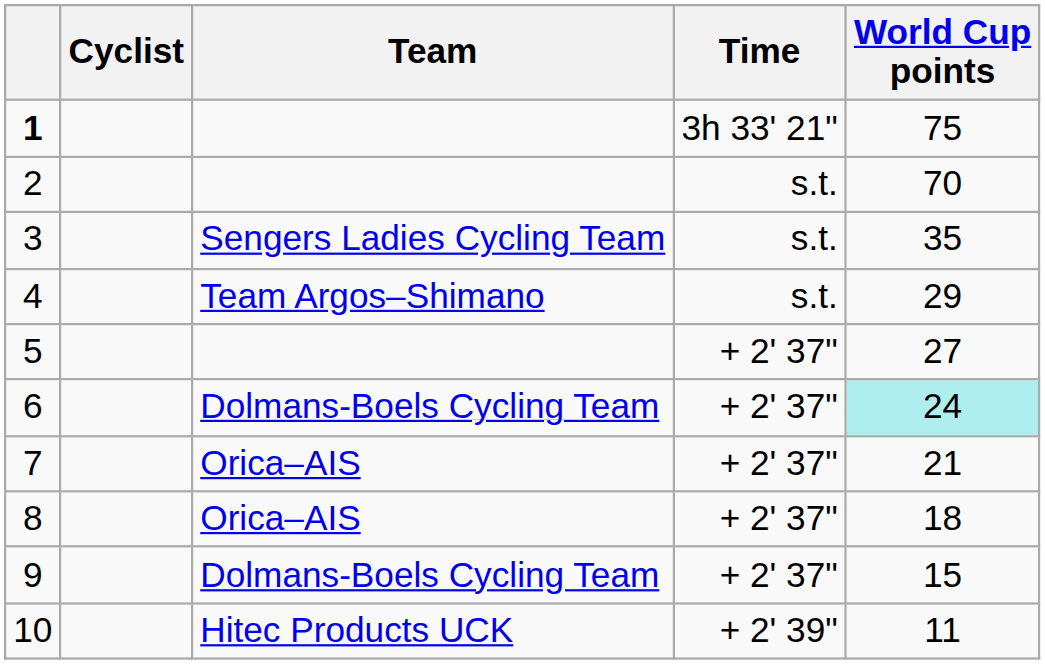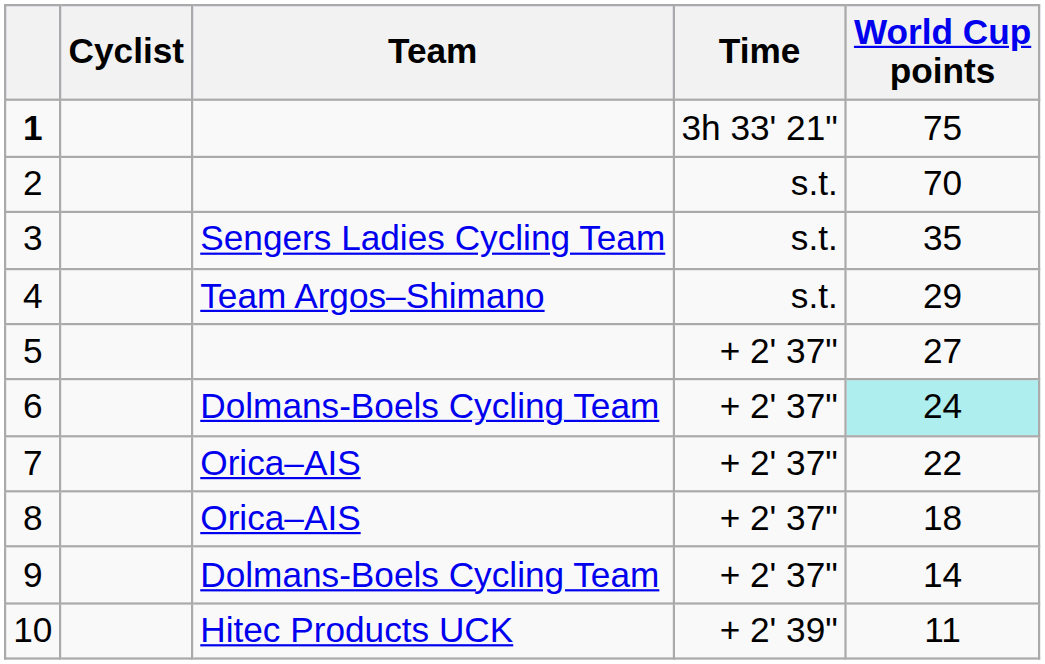(943, 462) 21 -> (943, 462) 22
(943, 574) 15 -> (943, 574) 14
